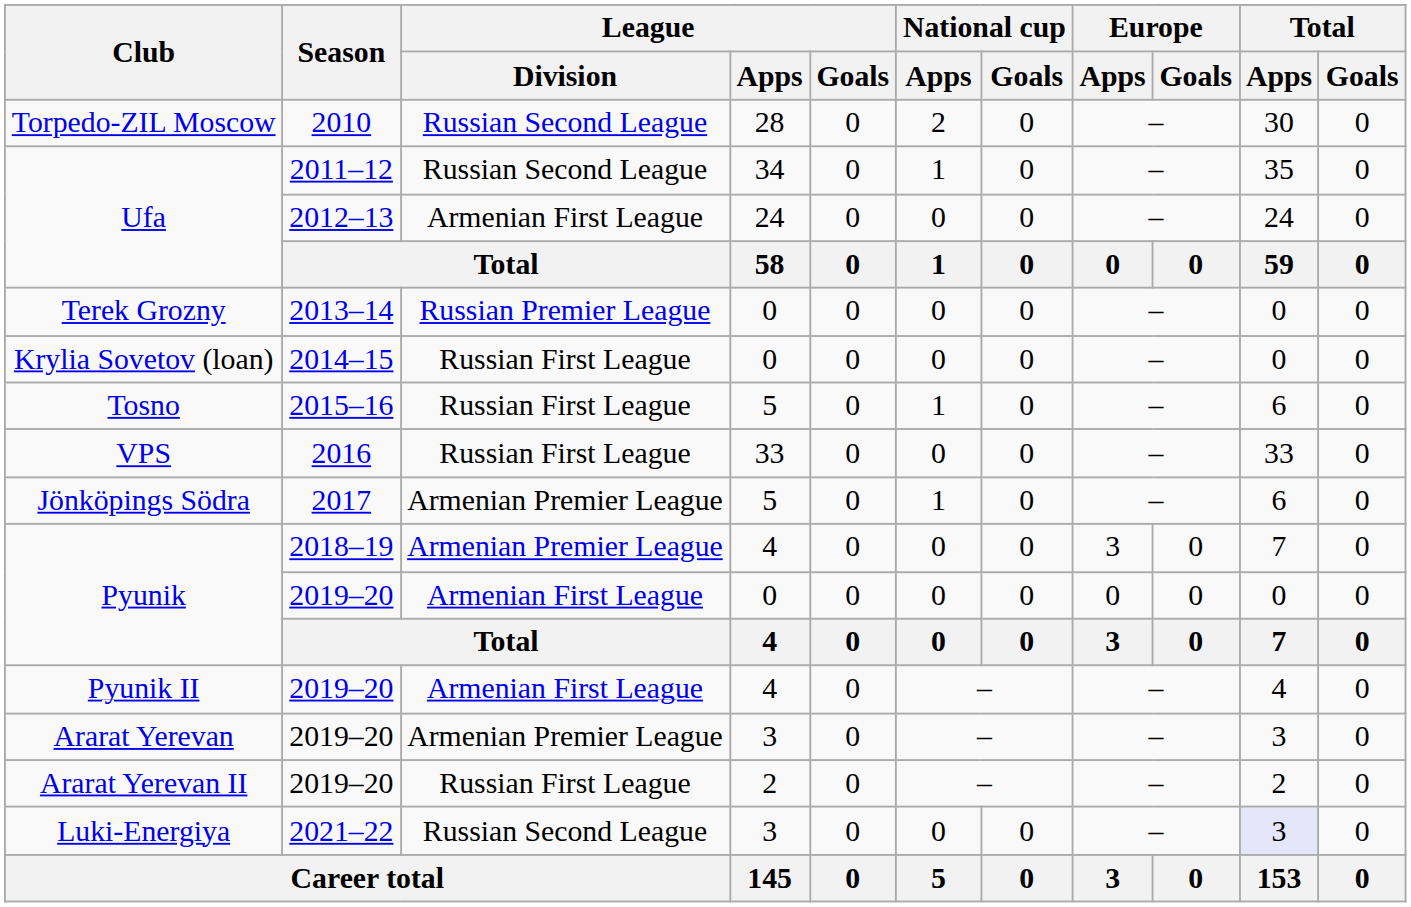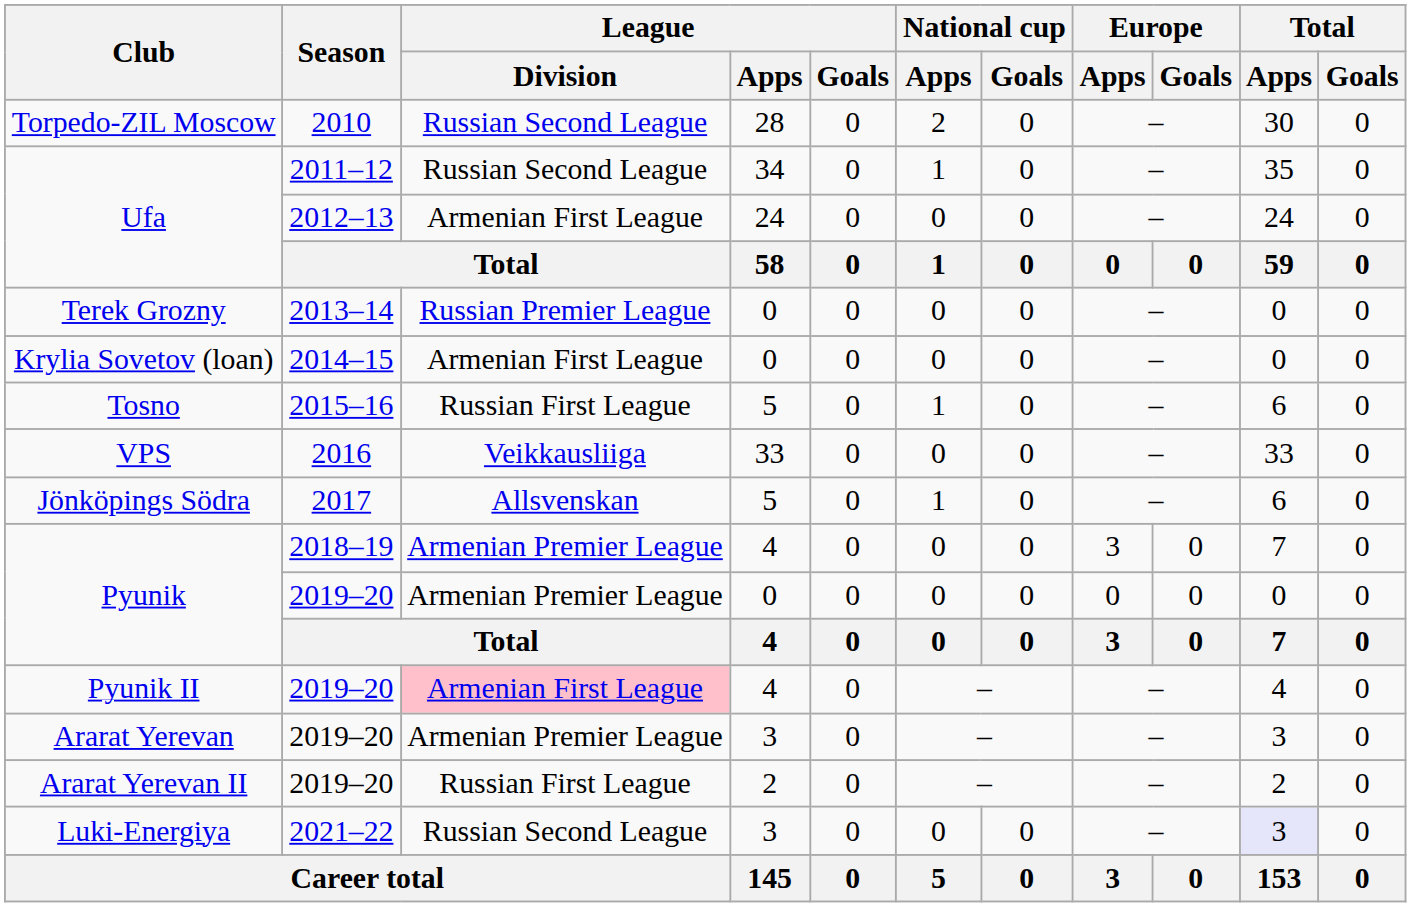(565, 358) Russian First League -> (565, 358) Armenian First League
(565, 452) Russian First League -> (565, 452) Veikkausliiga
(565, 500) Armenian Premier League -> (565, 500) Allsvenskan
(565, 594) Armenian First League -> (565, 594) Armenian Premier League
(565, 688) no background -> (565, 688) pink background
